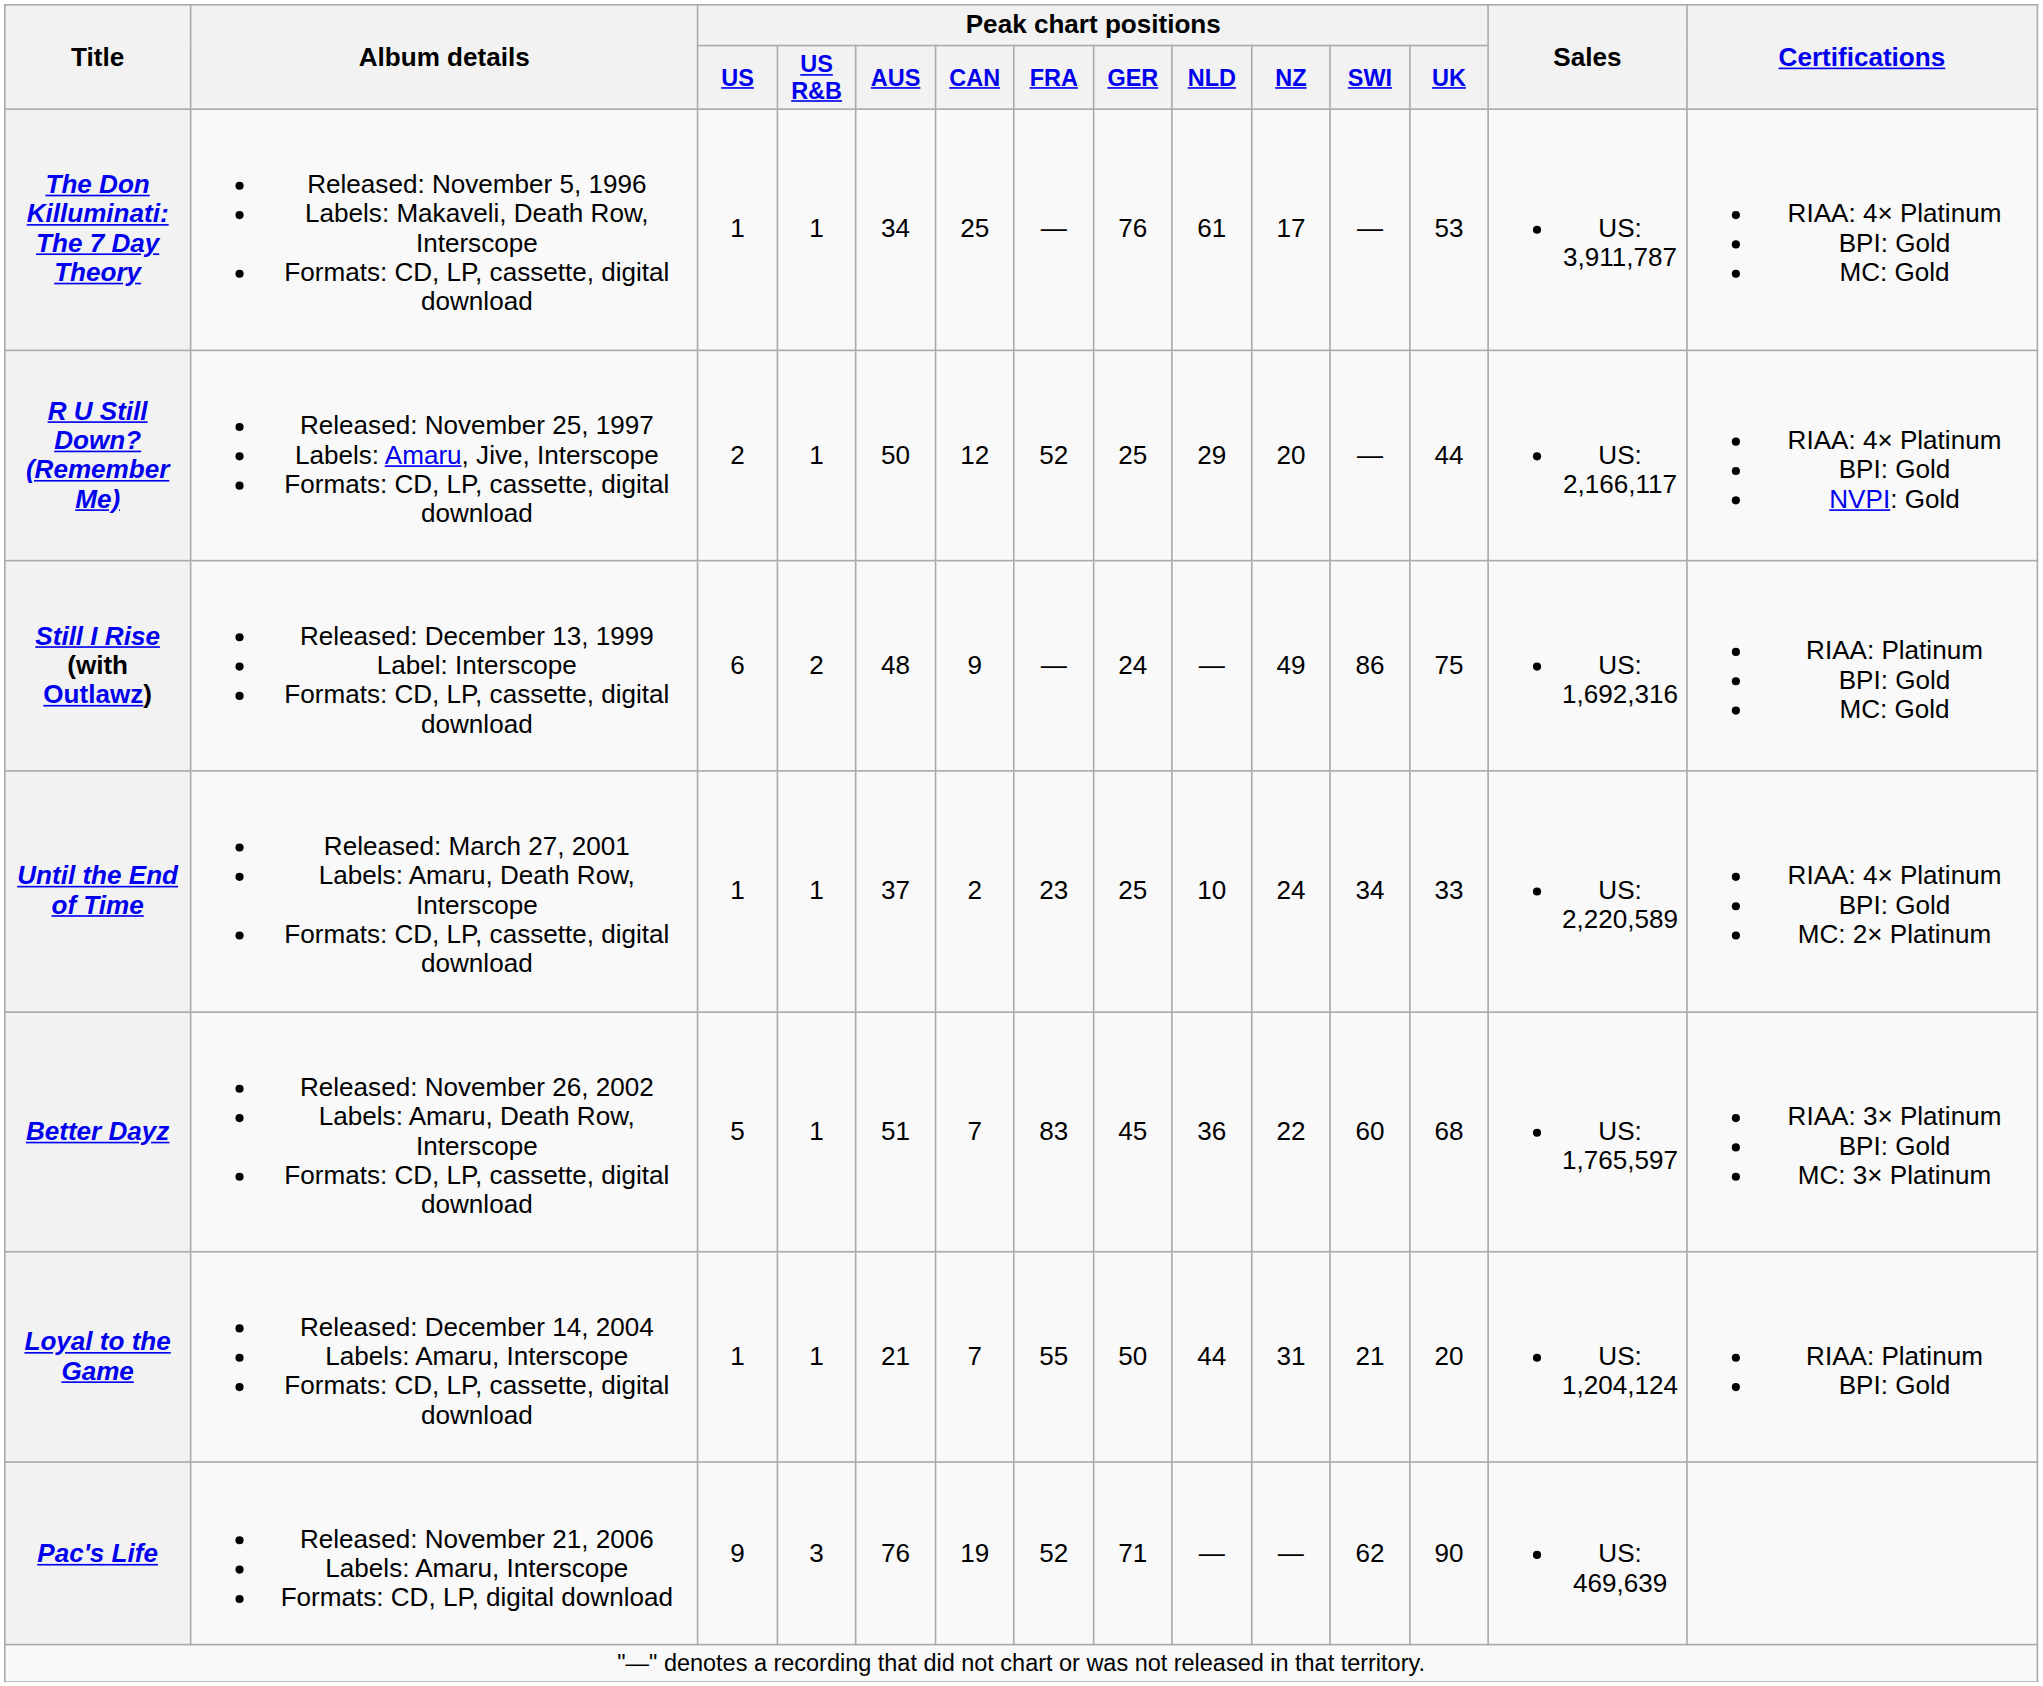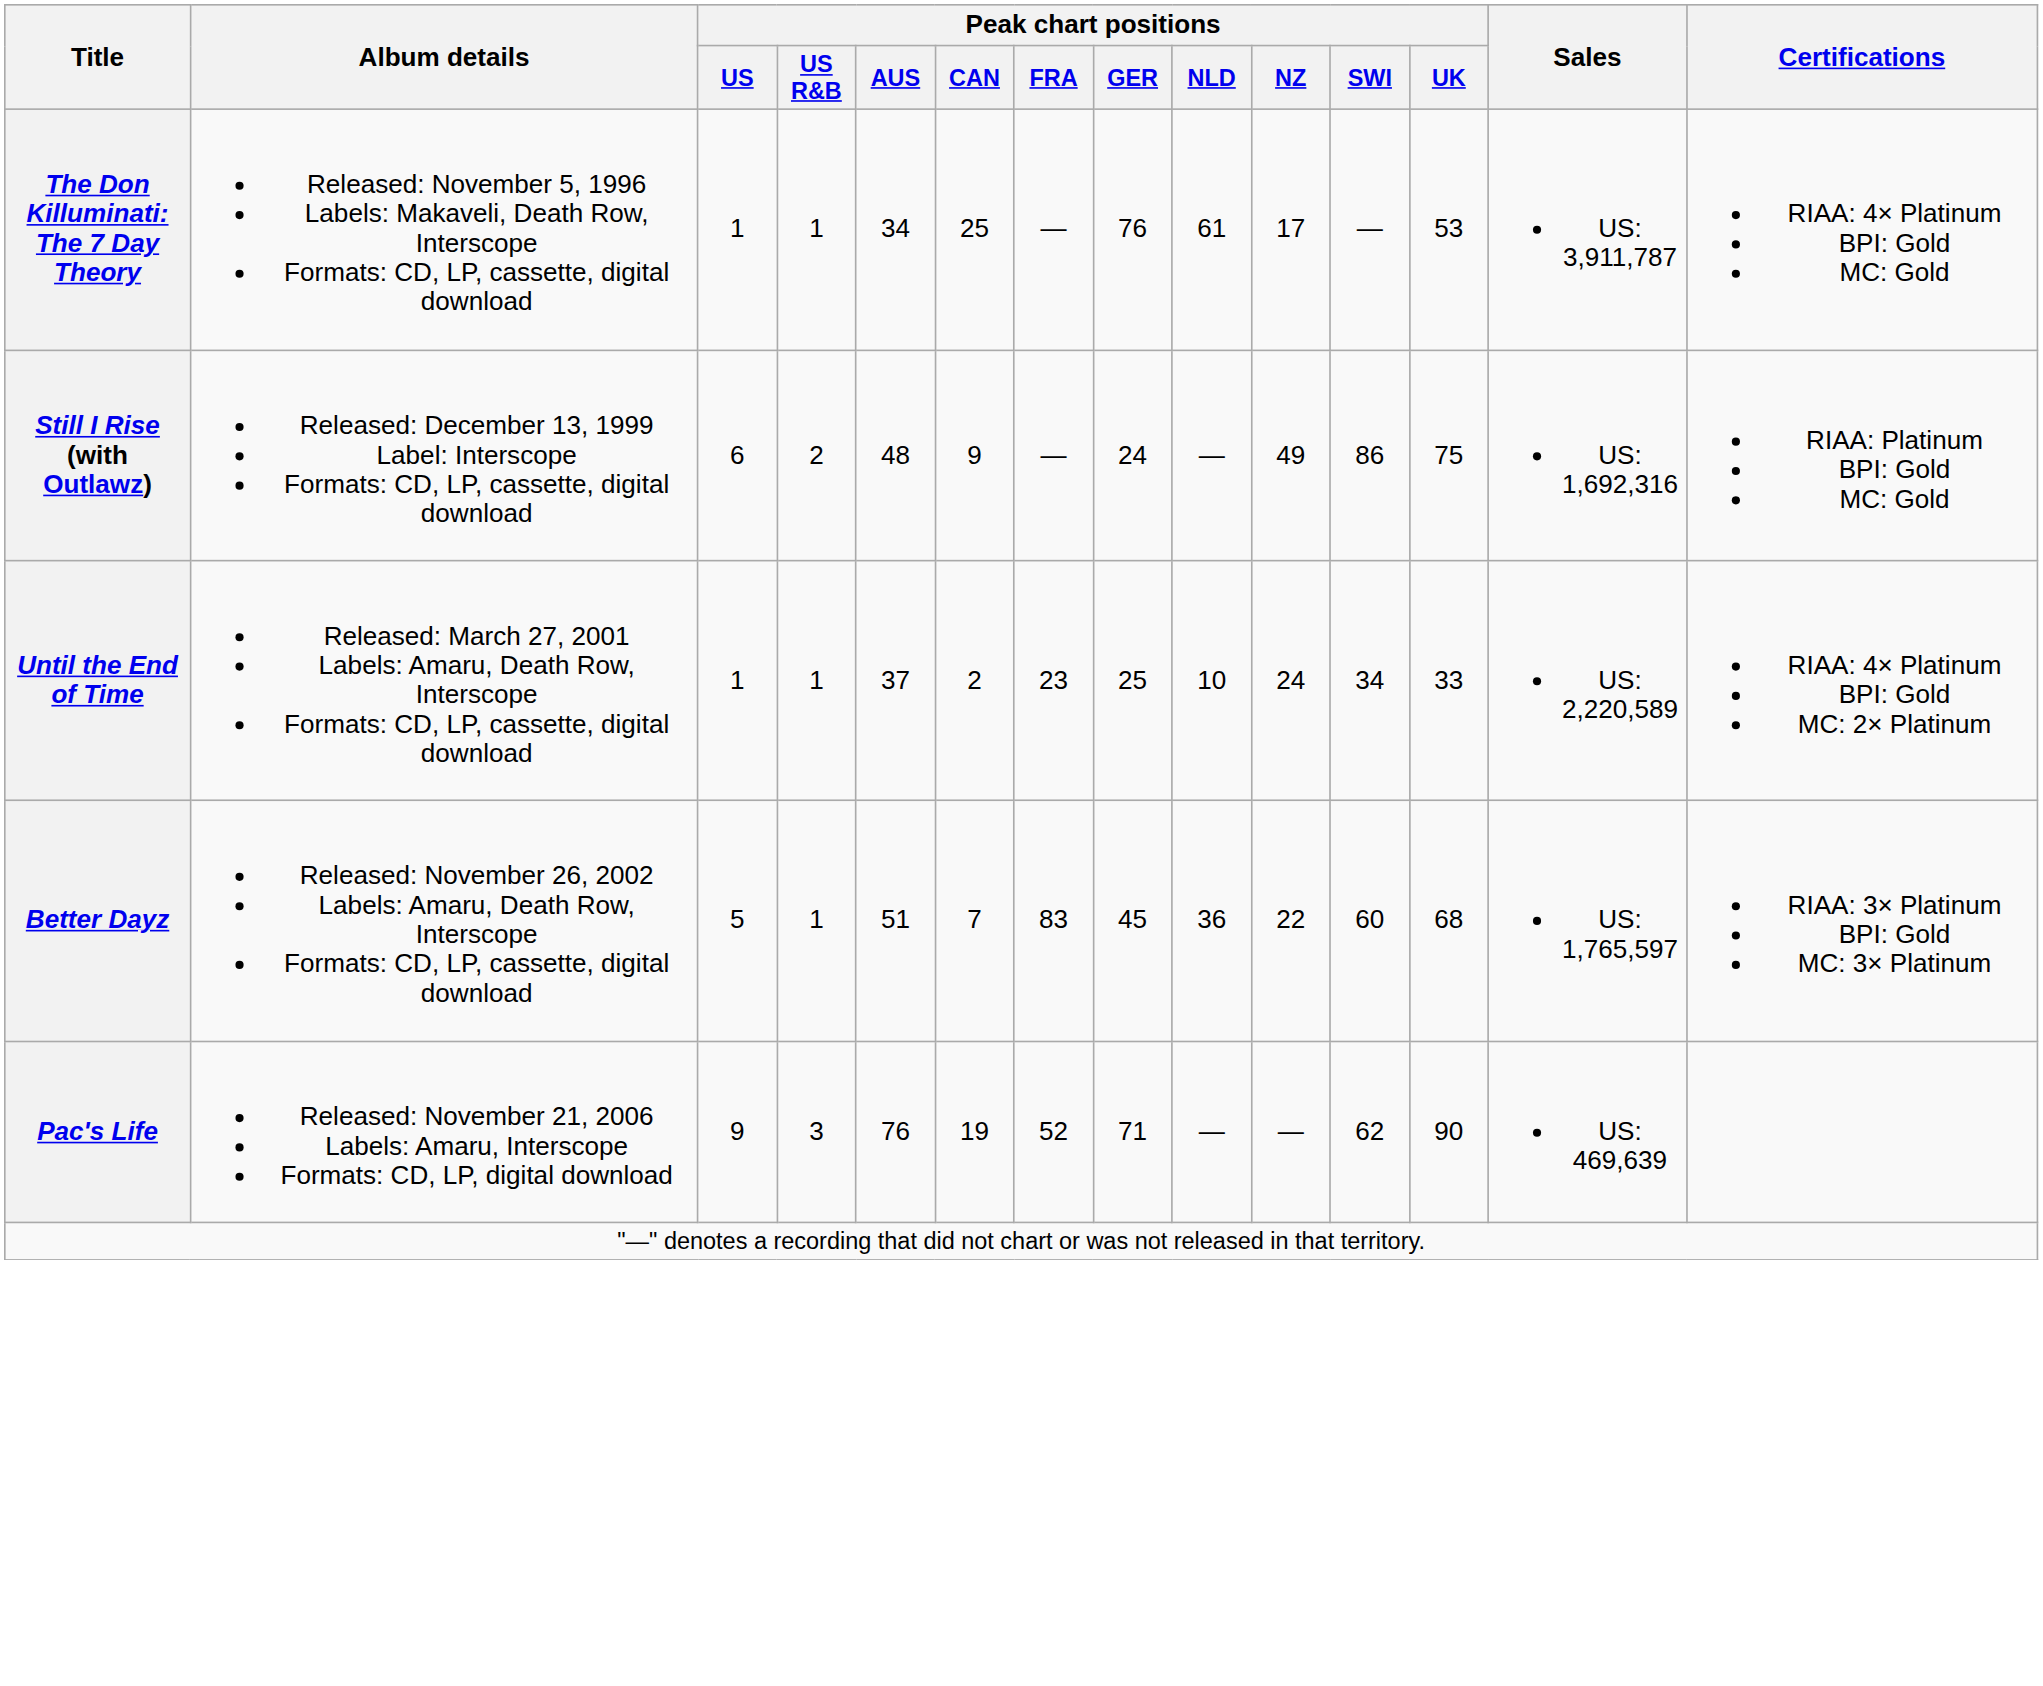- row: (98, 454)
- row: (98, 1356)
